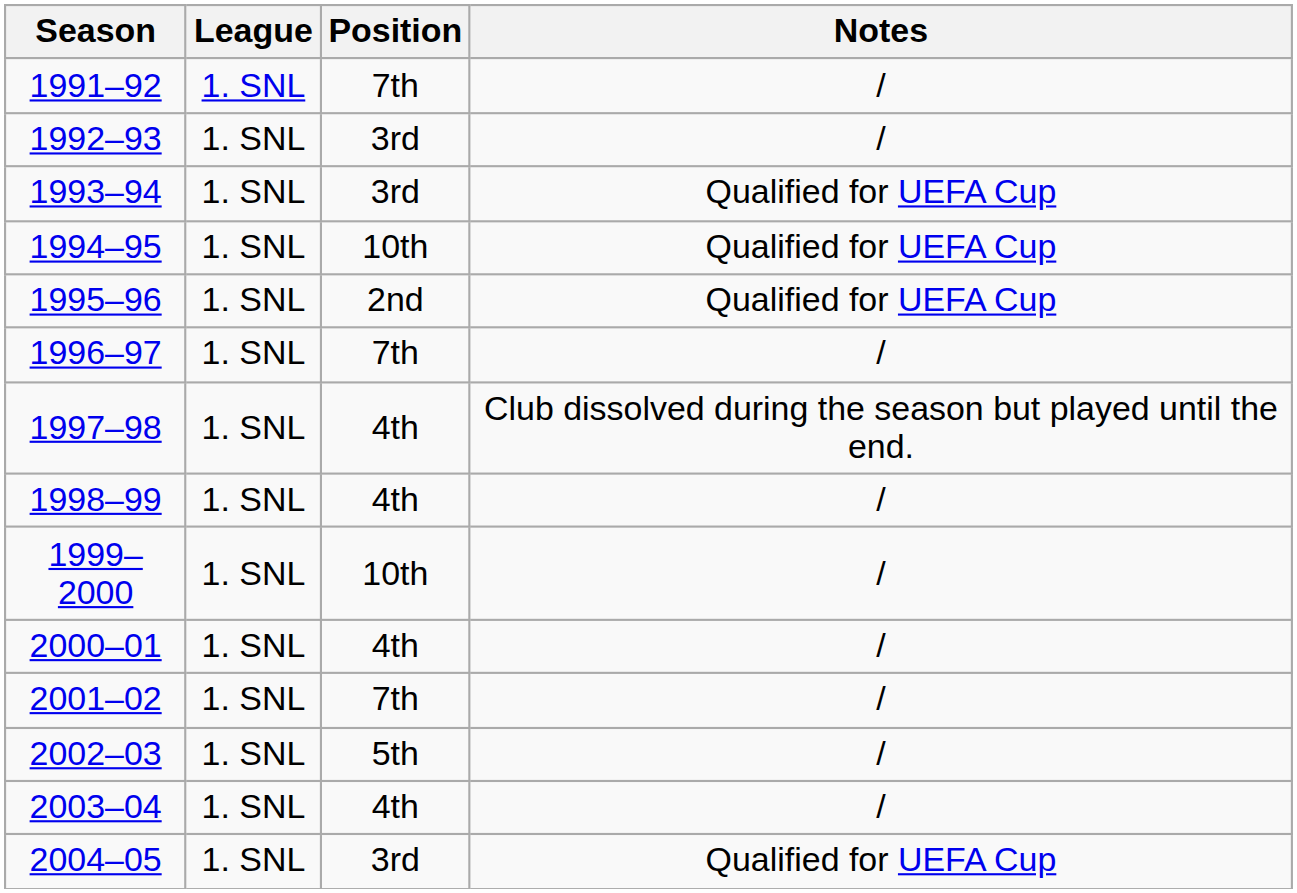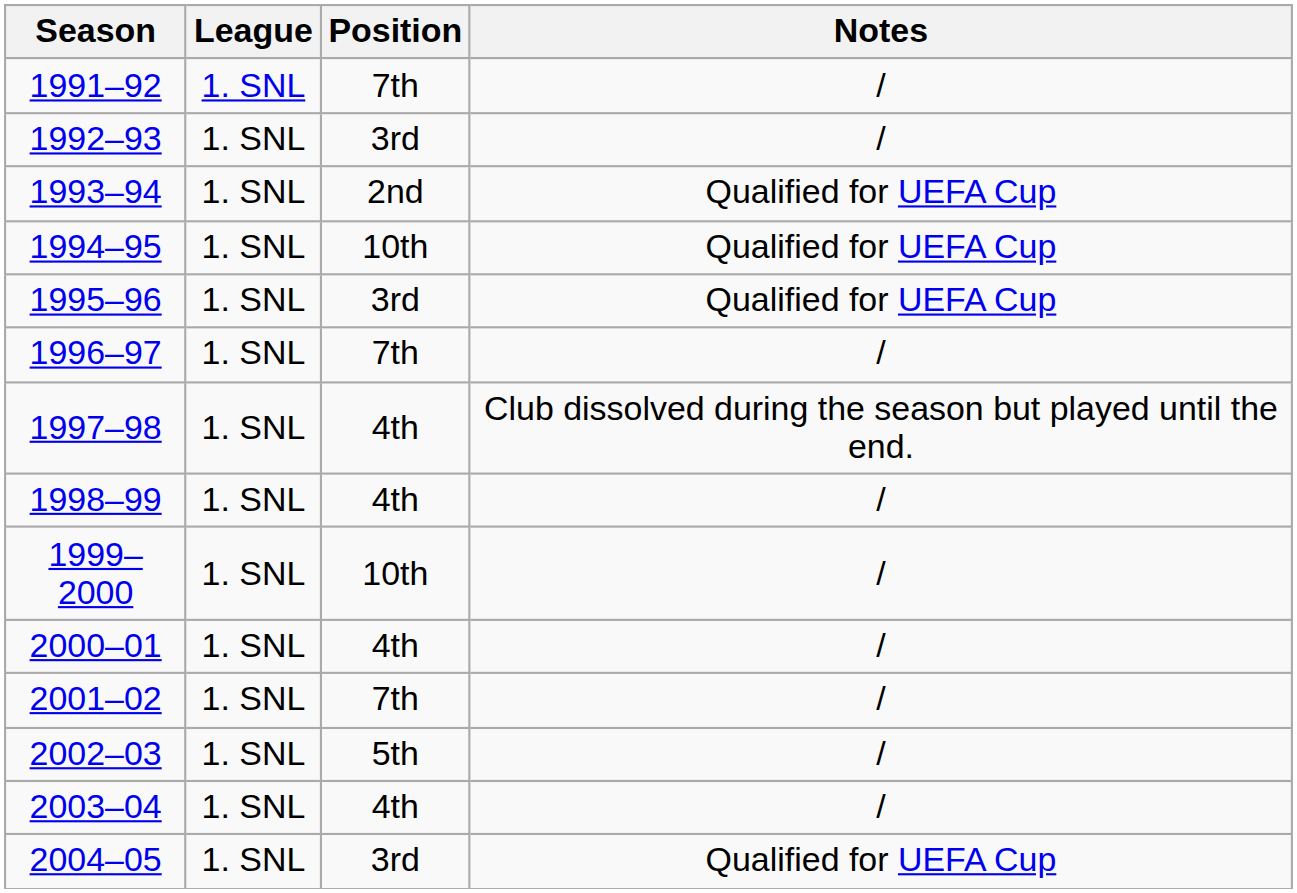(395, 192) 3rd -> (395, 192) 2nd
(395, 300) 2nd -> (395, 300) 3rd
